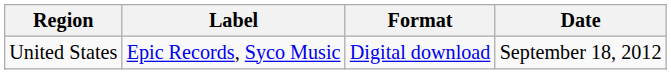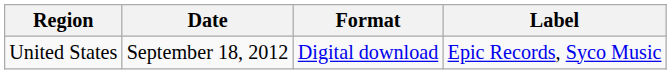columns swapped: (581, 20) <-> (234, 20)
